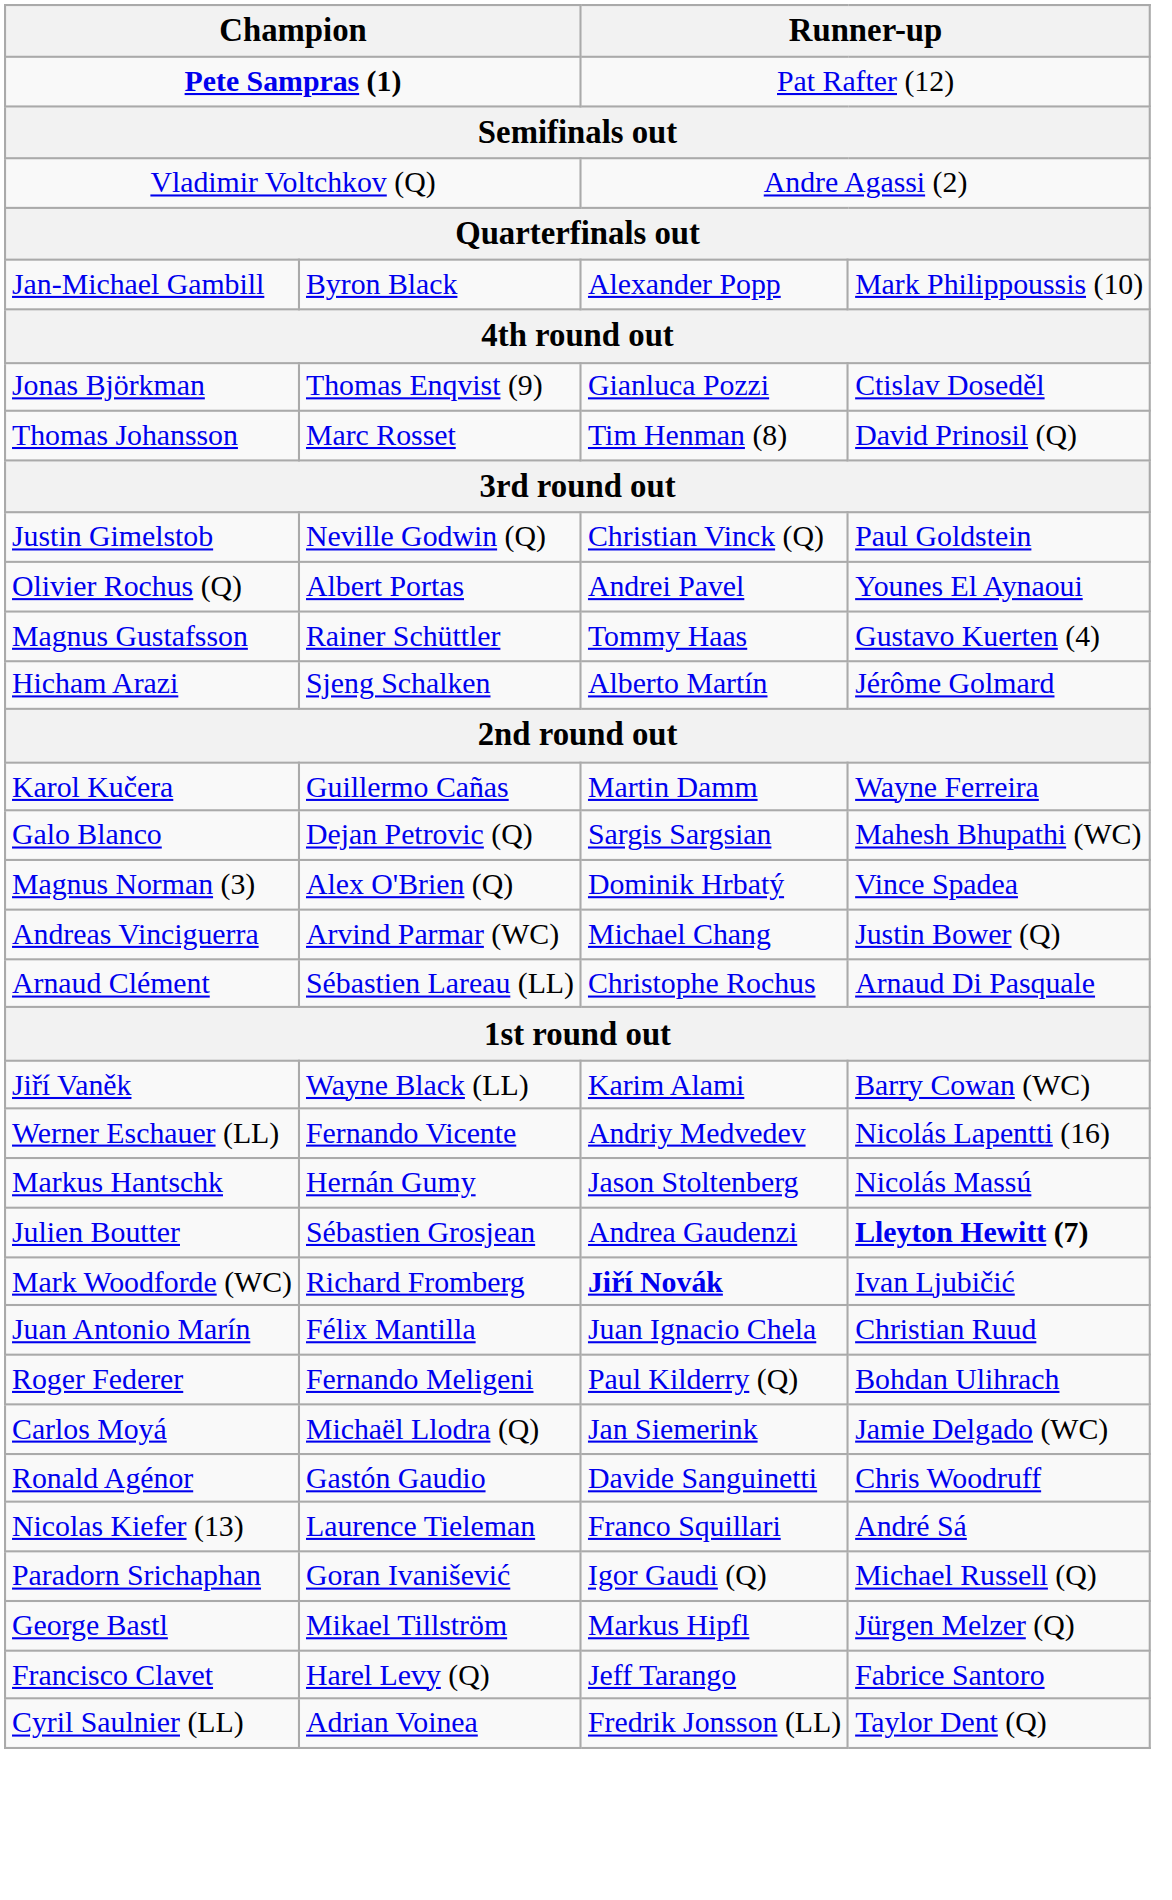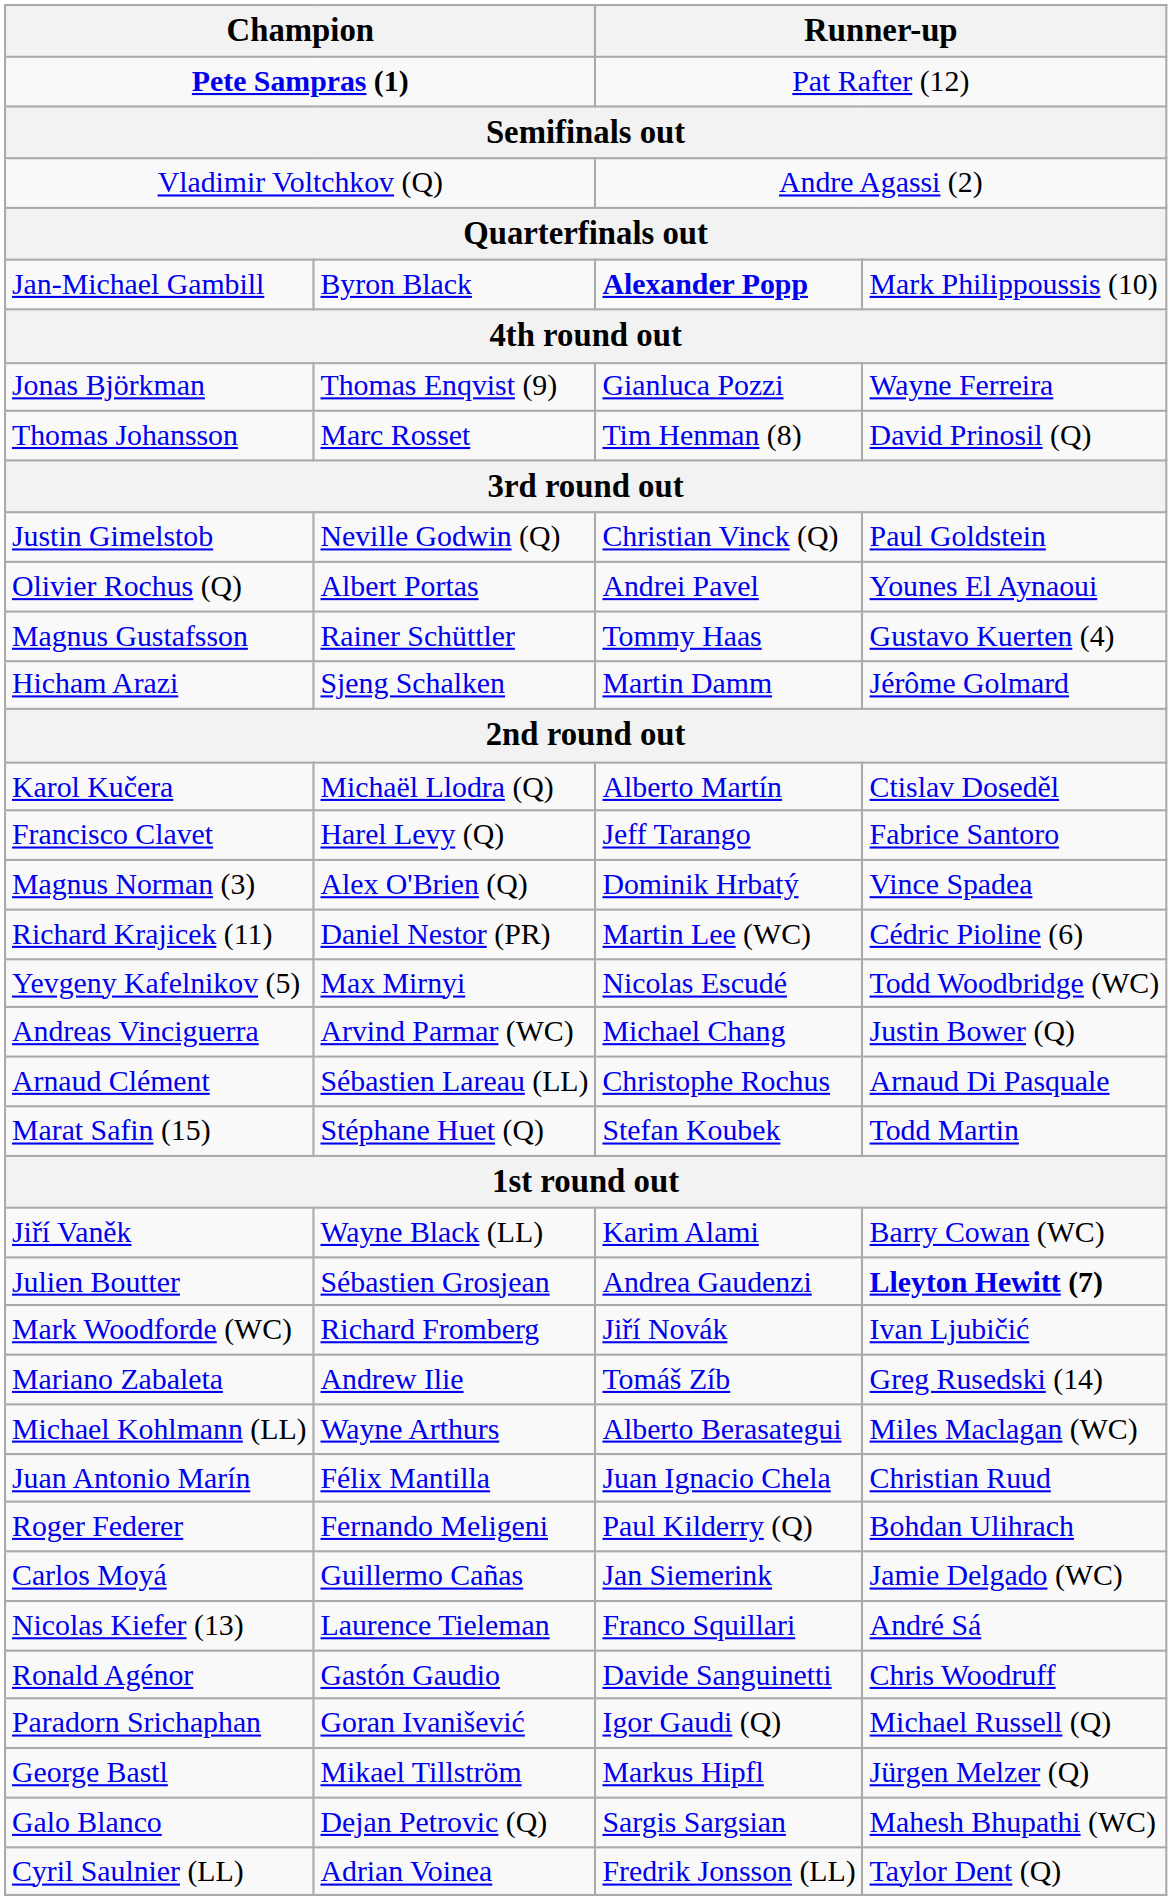(684, 284) normal -> (705, 284) bold
(950, 386) Ctislav Doseděl -> (961, 386) Wayne Ferreira
(678, 684) Alberto Martín -> (687, 684) Martin Damm
(407, 786) Guillermo Cañas -> (437, 786) Michaël Llodra (Q)
(673, 786) Martin Damm -> (692, 786) Alberto Martín
(947, 786) Wayne Ferreira -> (964, 786) Ctislav Doseděl
rows swapped: (113, 1674) <-> (87, 835)
+ row: (142, 933)
+ row: (156, 982)
+ row: (111, 1130)
- row: (146, 1133)
- row: (118, 1182)
(655, 1281) bold -> (665, 1330) normal
+ row: (117, 1379)
+ row: (159, 1428)
(423, 1428) Michaël Llodra (Q) -> (422, 1576) Guillermo Cañas
rows swapped: (128, 1526) <-> (103, 1477)
